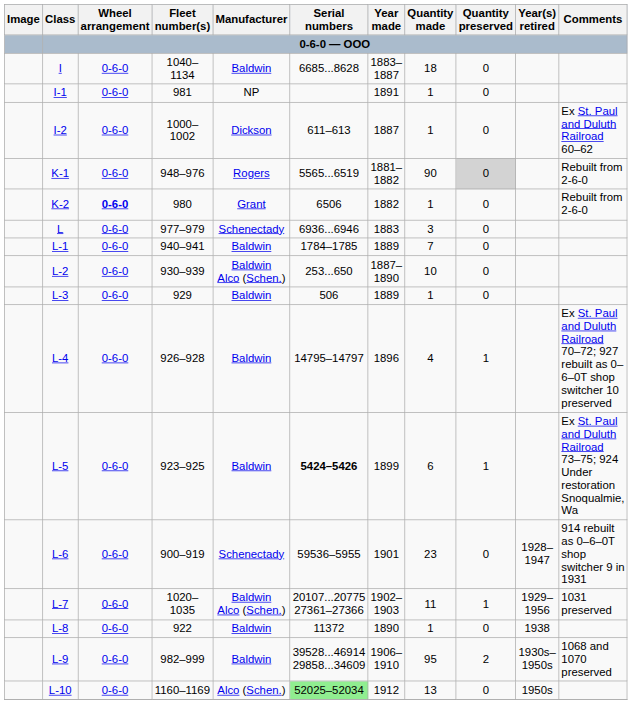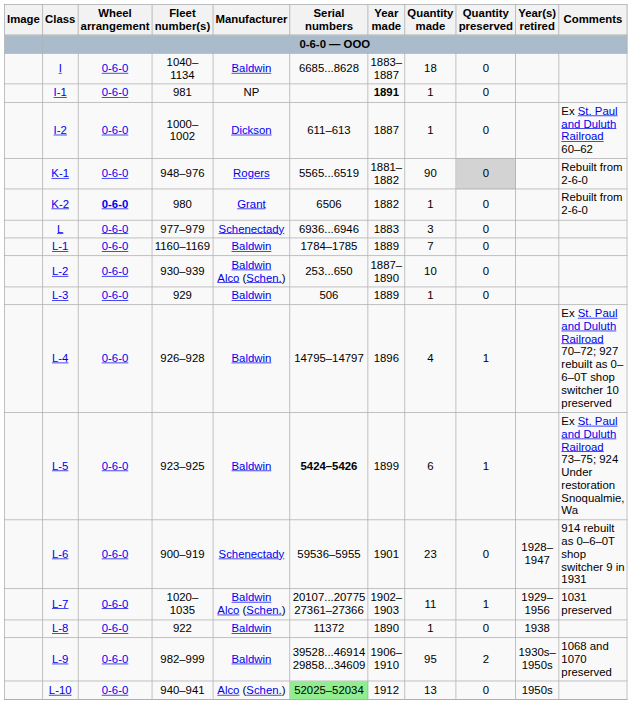(386, 93) normal -> (386, 93) bold
(182, 247) 940–941 -> (182, 247) 1160–1169
(182, 690) 1160–1169 -> (182, 690) 940–941
